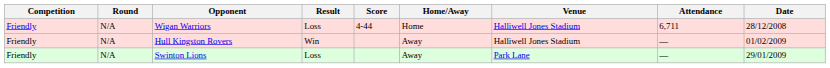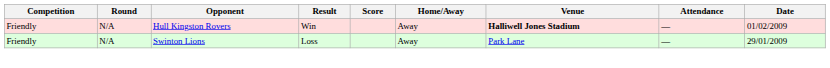- row: (183, 25)
(537, 40) normal -> (534, 25) bold
